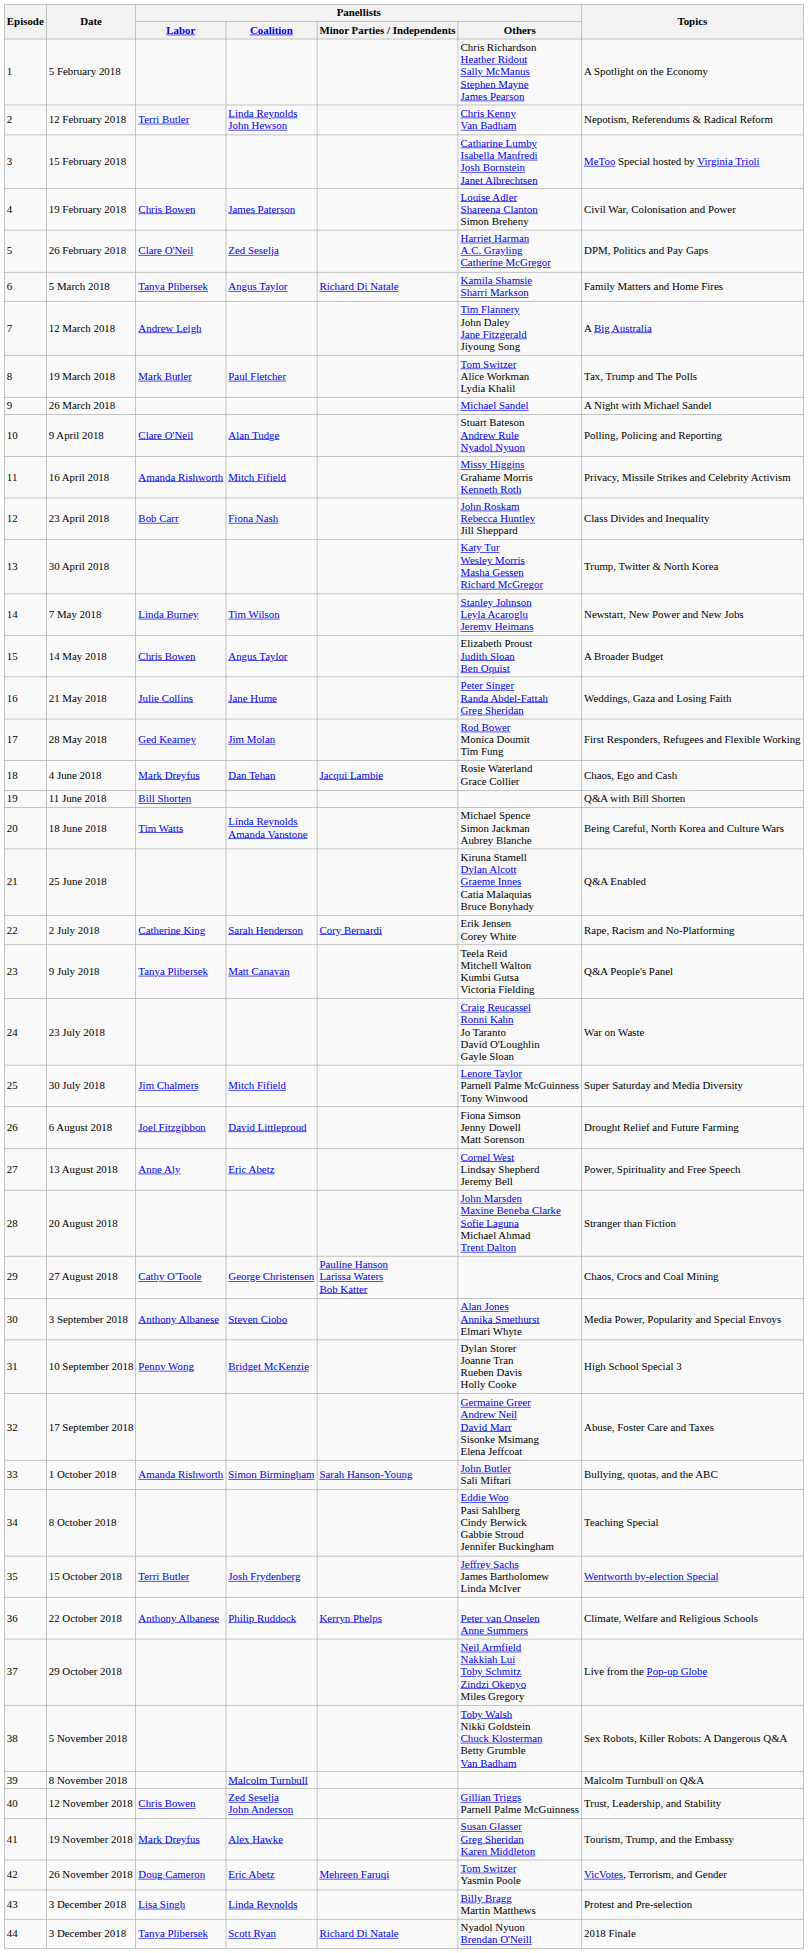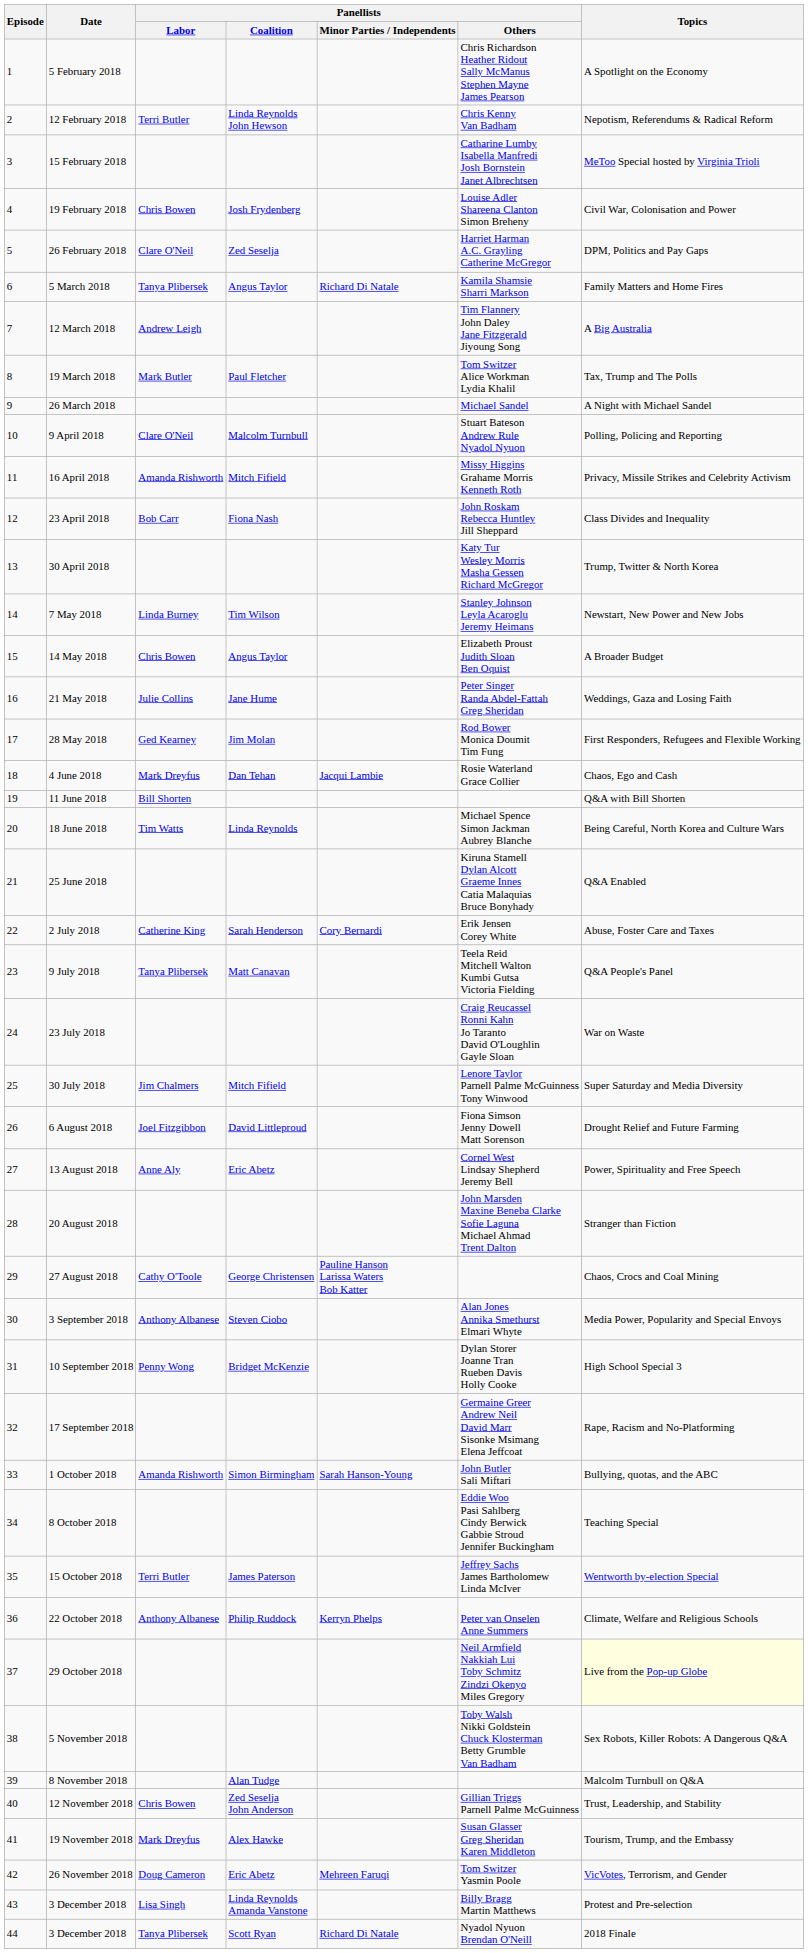(262, 209) James Paterson -> (264, 209) Josh Frydenberg
(254, 435) Alan Tudge -> (268, 435) Malcolm Turnbull
(268, 828) Linda Reynolds Amanda Vanstone -> (263, 828) Linda Reynolds
(659, 930) Rape, Racism and No-Platforming -> (649, 930) Abuse, Foster Care and Taxes
(649, 1427) Abuse, Foster Care and Taxes -> (659, 1427) Rape, Racism and No-Platforming
(264, 1576) Josh Frydenberg -> (262, 1576) James Paterson
(646, 1672) no background -> (646, 1672) lightyellow background
(268, 1780) Malcolm Turnbull -> (254, 1780) Alan Tudge
(263, 1904) Linda Reynolds -> (268, 1904) Linda Reynolds Amanda Vanstone
